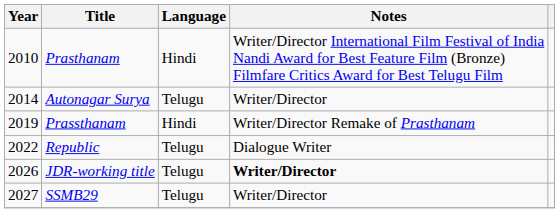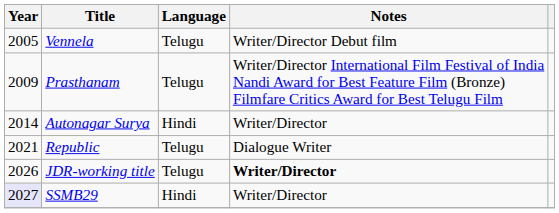+ row: (69, 40)
(23, 57) 2010 -> (23, 81) 2009
(179, 57) Hindi -> (183, 81) Telugu
(183, 98) Telugu -> (179, 123) Hindi
- row: (85, 123)
(23, 147) 2022 -> (23, 147) 2021
(23, 195) no background -> (23, 195) lavender background
(183, 195) Telugu -> (179, 195) Hindi
